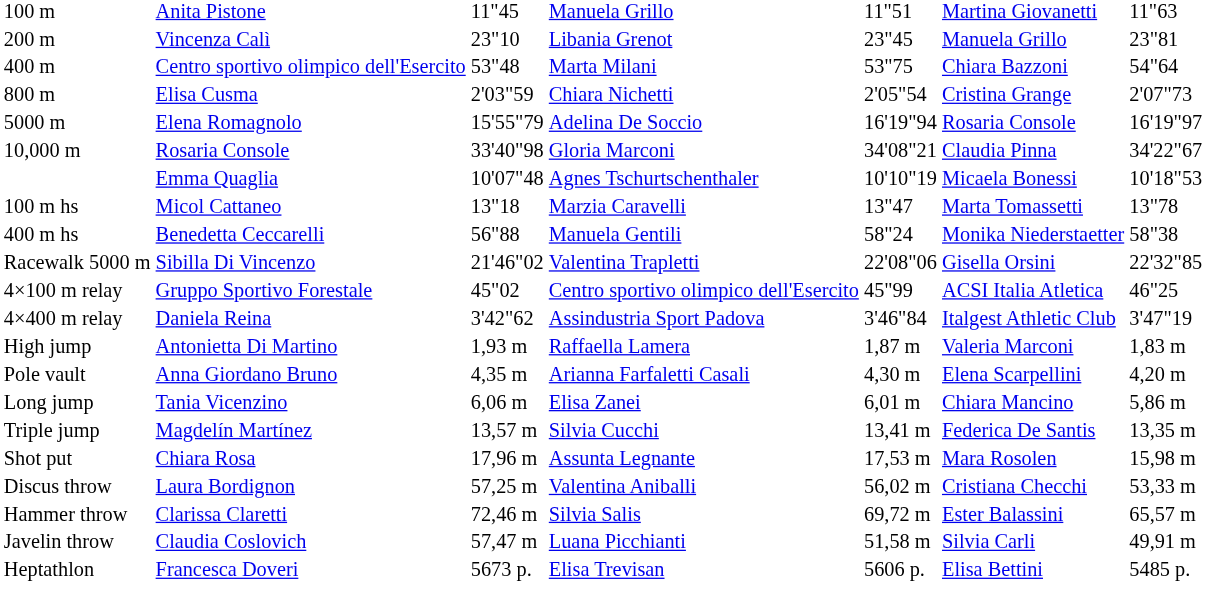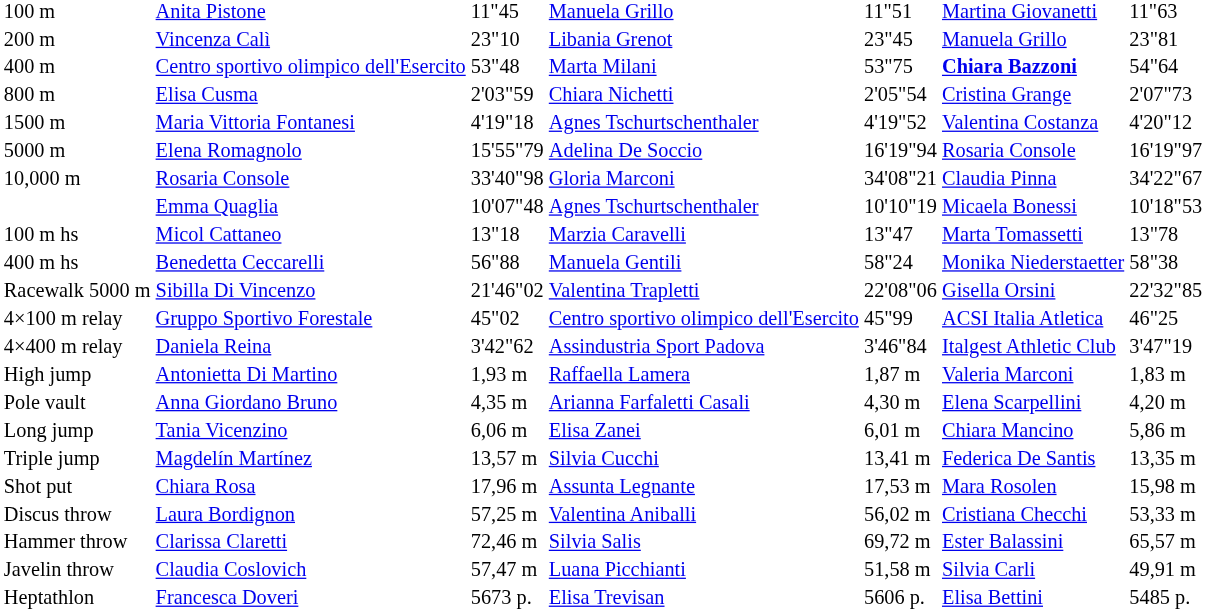(1005, 66) normal -> (1009, 66) bold
+ row: (35, 122)
